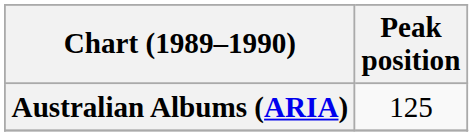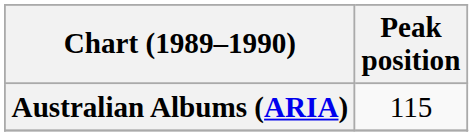(411, 106) 125 -> (411, 106) 115
